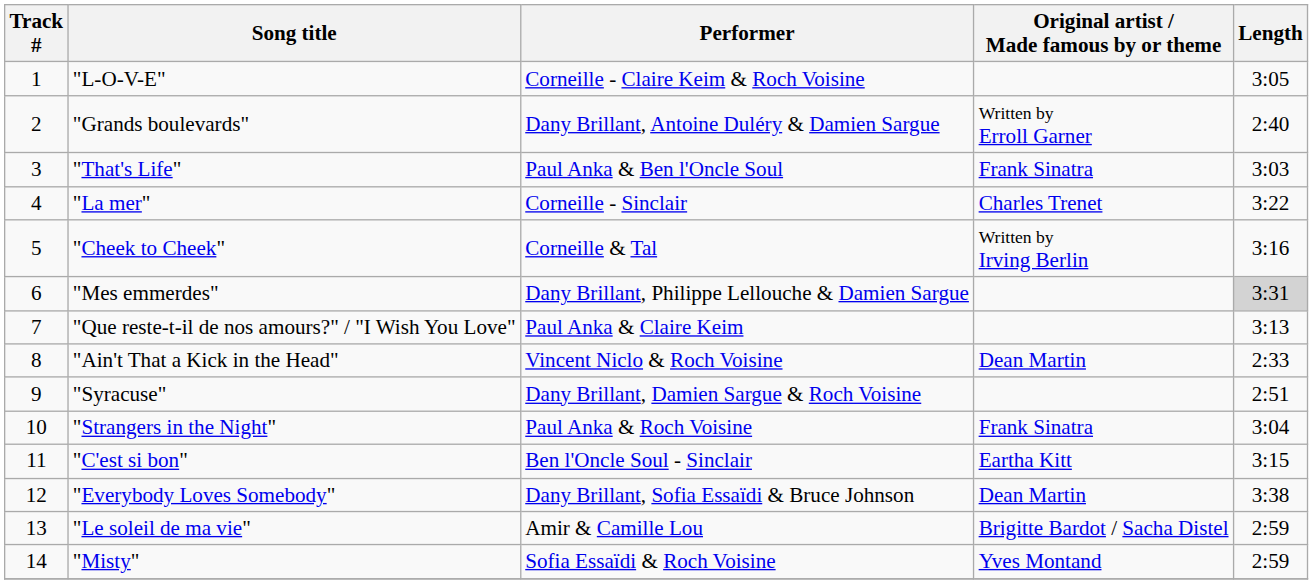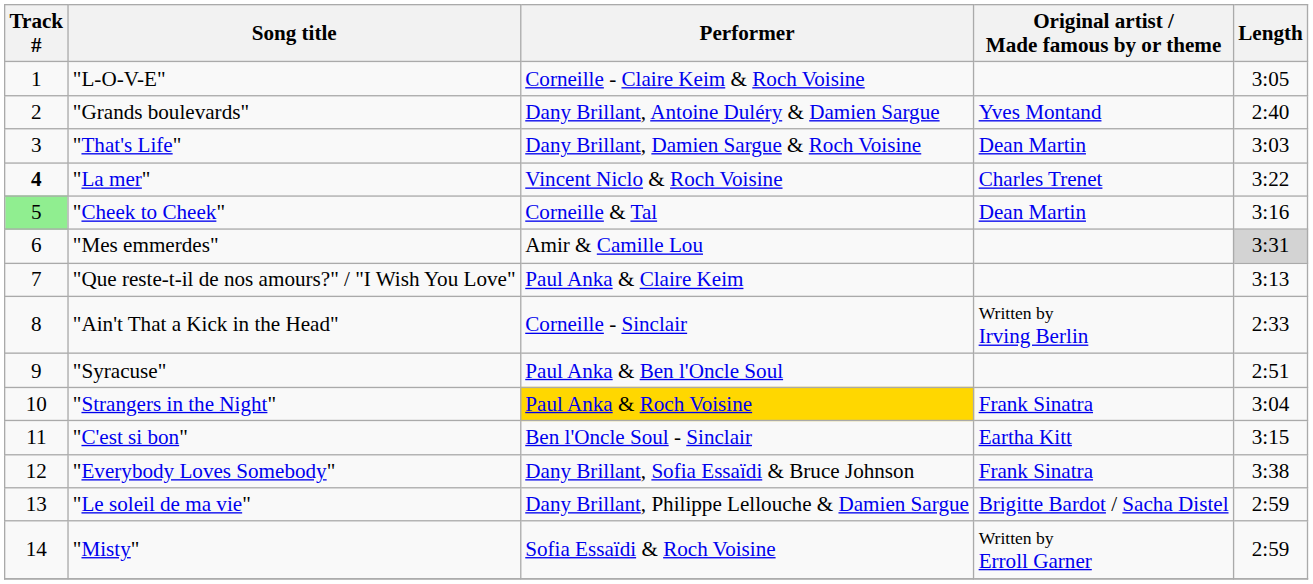(1035, 125) Written by Erroll Garner -> (1040, 111) Yves Montand
(654, 169) Paul Anka & Ben l'Oncle Soul -> (723, 145) Dany Brillant, Damien Sargue & Roch Voisine
(1036, 169) Frank Sinatra -> (1032, 145) Dean Martin
(36, 202) normal -> (36, 178) bold
(606, 202) Corneille - Sinclair -> (654, 178) Vincent Niclo & Roch Voisine
(36, 248) no background -> (36, 212) lightgreen background
(1033, 249) Written by Irving Berlin -> (1032, 212) Dean Martin
(747, 293) Dany Brillant, Philippe Lellouche & Damien Sargue -> (614, 245) Amir & Camille Lou
(654, 360) Vincent Niclo & Roch Voisine -> (606, 324) Corneille - Sinclair
(1032, 360) Dean Martin -> (1033, 326) Written by Irving Berlin
(723, 393) Dany Brillant, Damien Sargue & Roch Voisine -> (654, 370) Paul Anka & Ben l'Oncle Soul
(639, 427) no background -> (639, 403) gold background
(1032, 494) Dean Martin -> (1036, 470) Frank Sinatra
(614, 527) Amir & Camille Lou -> (747, 504) Dany Brillant, Philippe Lellouche & Damien Sargue
(1040, 561) Yves Montand -> (1035, 550) Written by Erroll Garner
